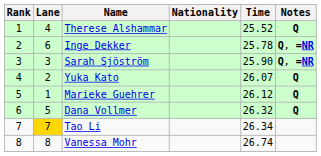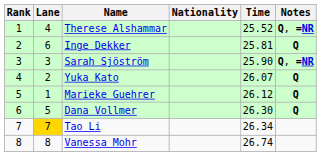(296, 29) Q -> (296, 29) Q, =NR
(258, 45) 25.78 -> (258, 45) 25.81
(296, 45) Q, =NR -> (296, 45) Q
(258, 110) 26.32 -> (258, 110) 26.30
